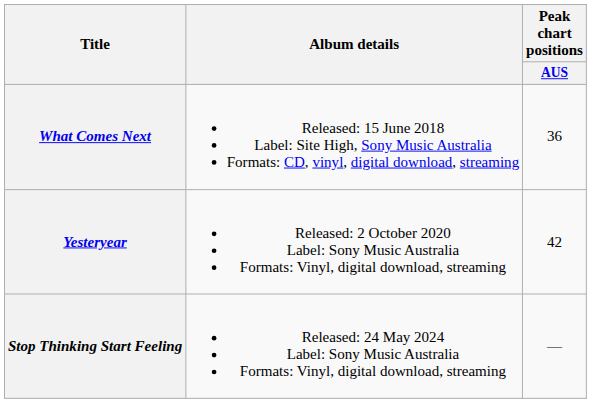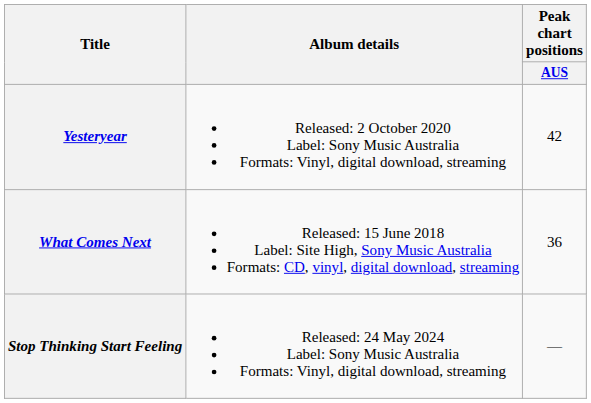rows swapped: (95, 136) <-> (95, 241)
